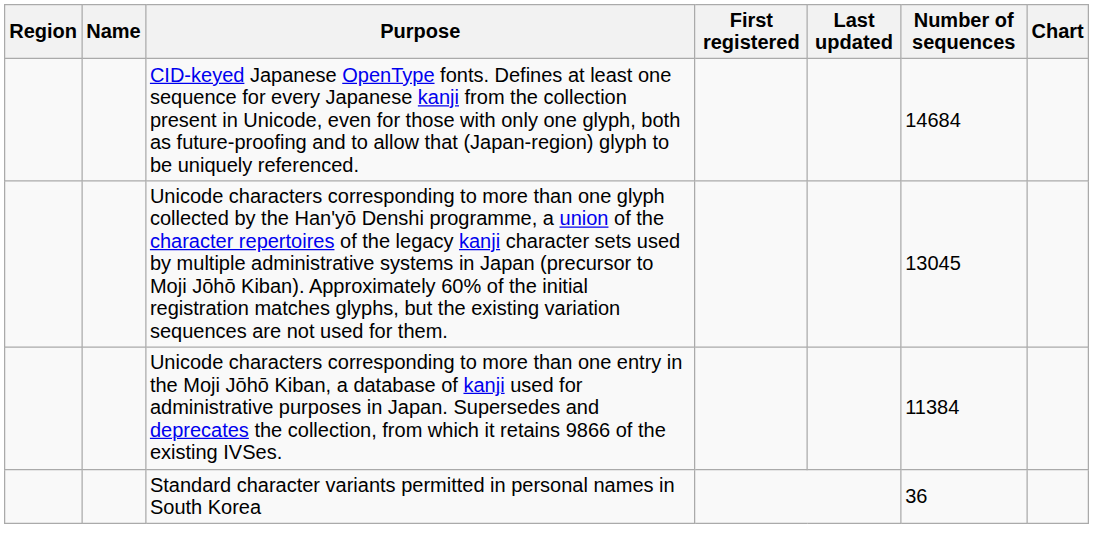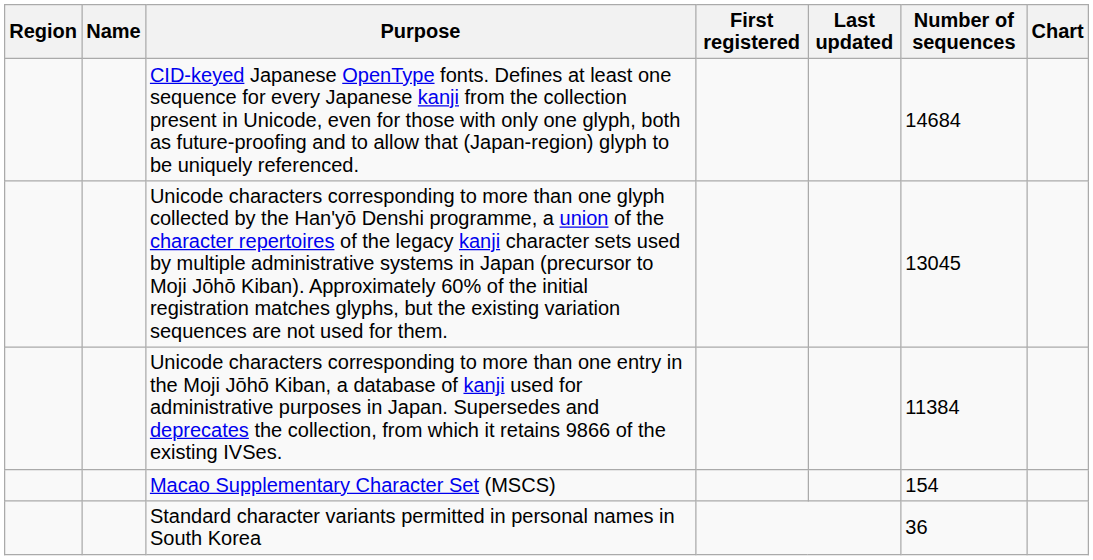+ row: (353, 484)
